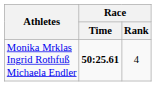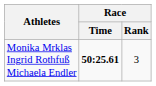(136, 60) 4 -> (136, 60) 3
